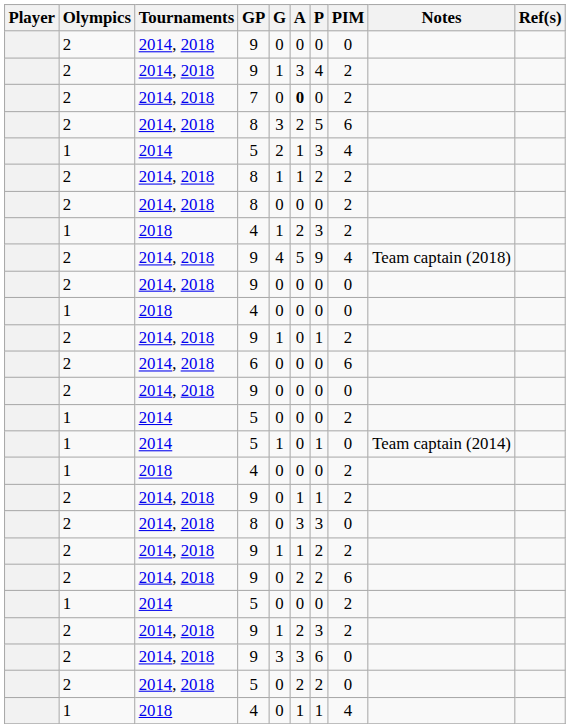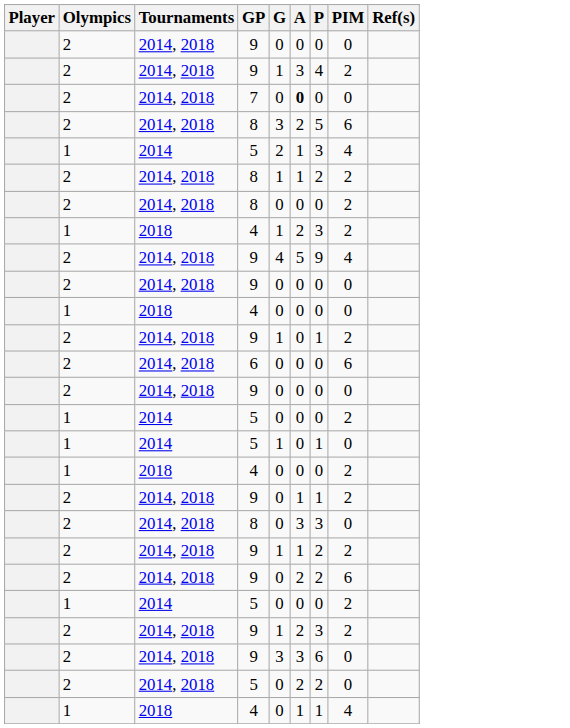- column: (442, 17)
(348, 97) 2 -> (348, 97) 0
